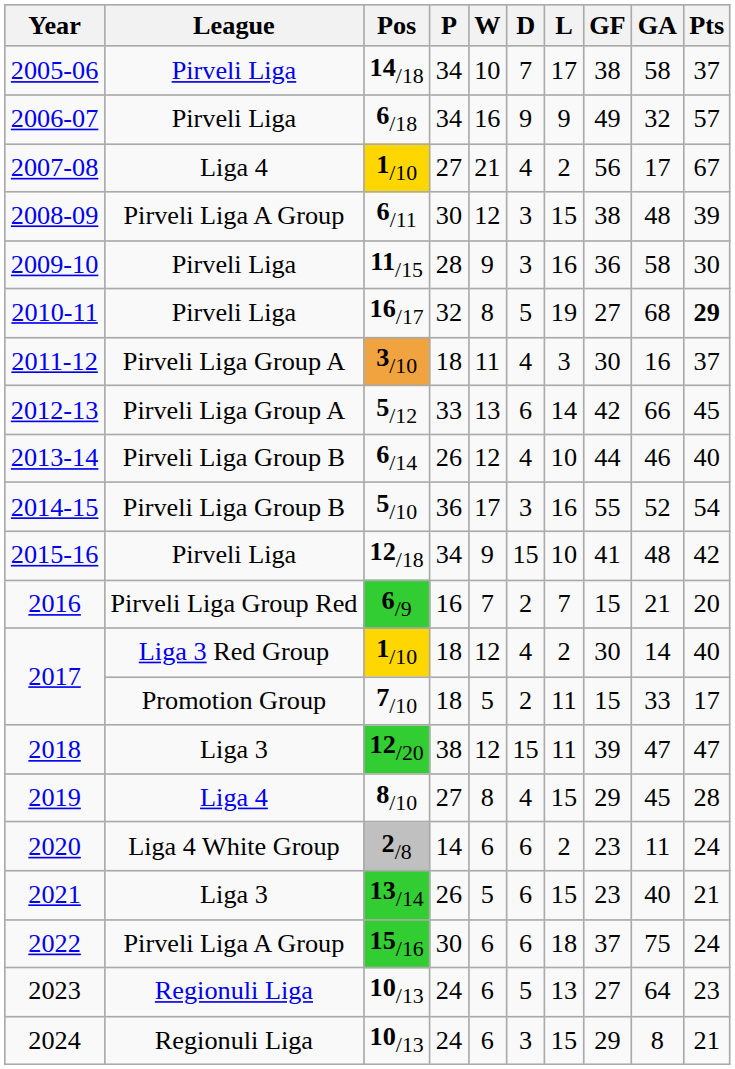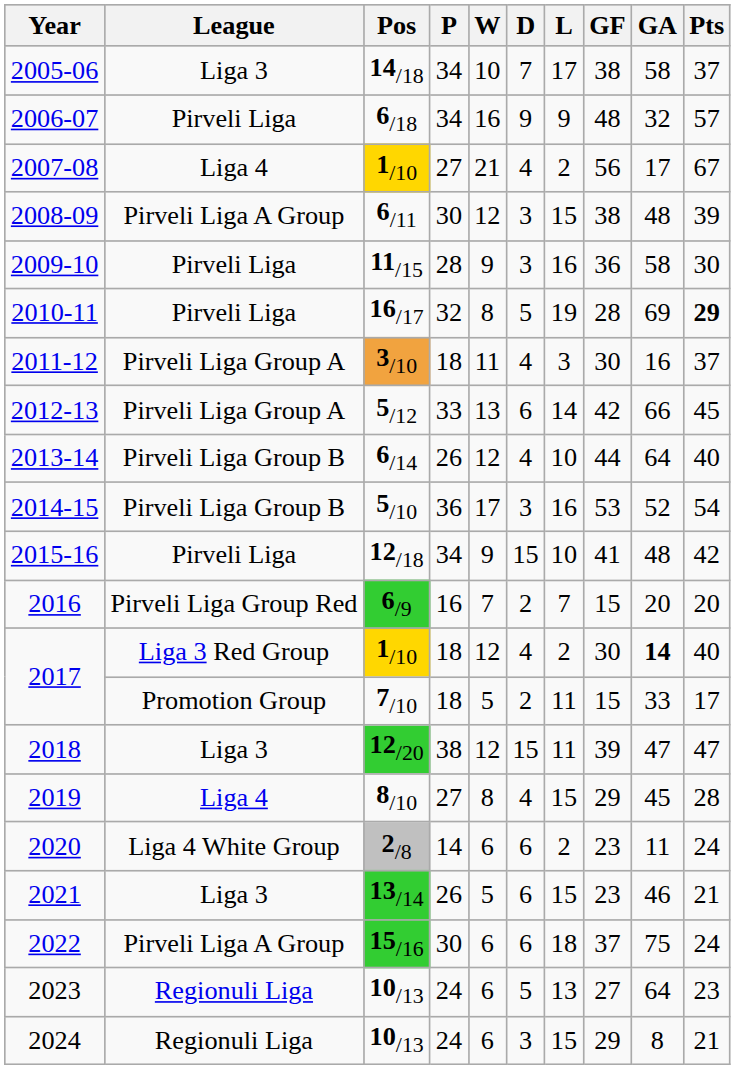(234, 70) Pirveli Liga -> (234, 70) Liga 3
(607, 118) 49 -> (607, 118) 48
(607, 312) 27 -> (607, 312) 28
(657, 312) 68 -> (657, 312) 69
(657, 458) 46 -> (657, 458) 64
(607, 506) 55 -> (607, 506) 53
(657, 603) 21 -> (657, 603) 20
(657, 652) normal -> (657, 652) bold
(657, 894) 40 -> (657, 894) 46
